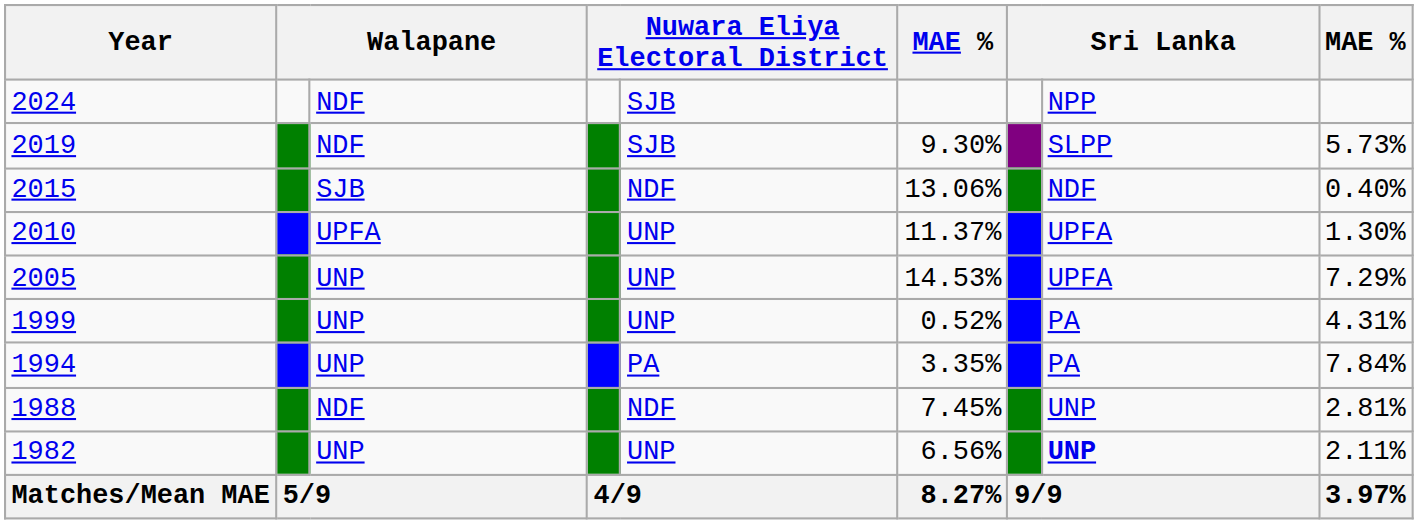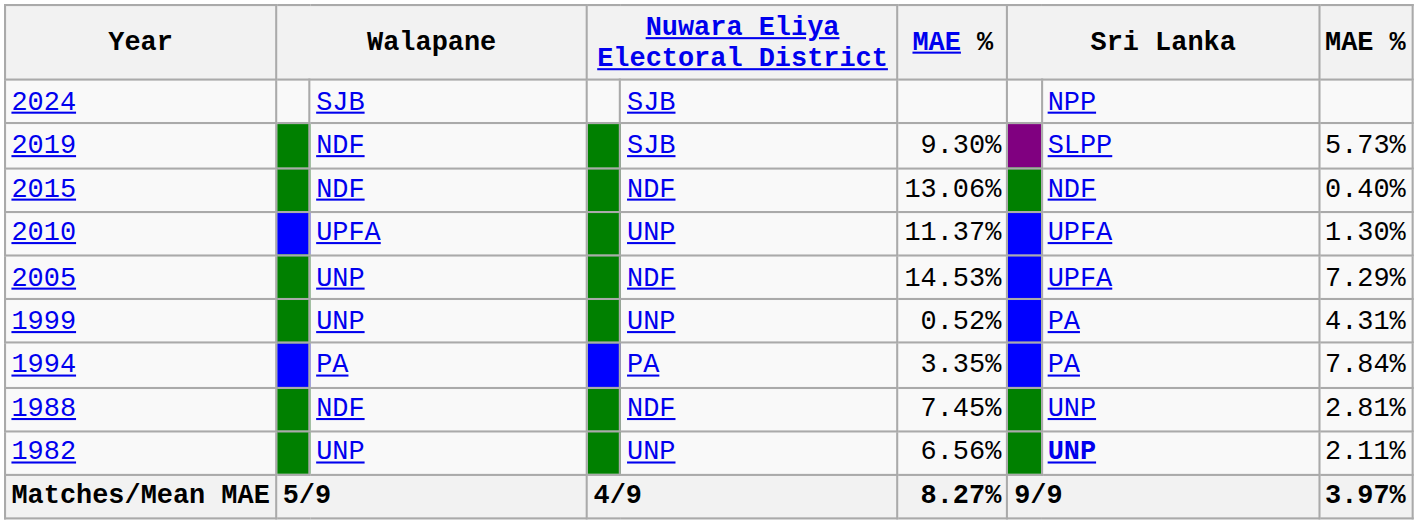(340, 102) NDF -> (340, 102) SJB
(340, 190) SJB -> (340, 190) NDF
(651, 277) UNP -> (651, 277) NDF
(340, 365) UNP -> (332, 365) PA
